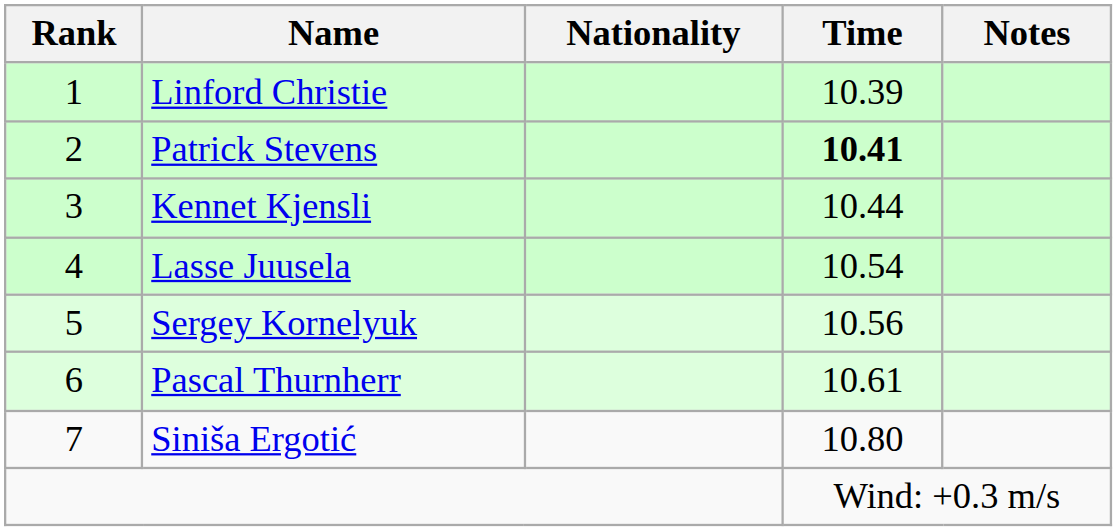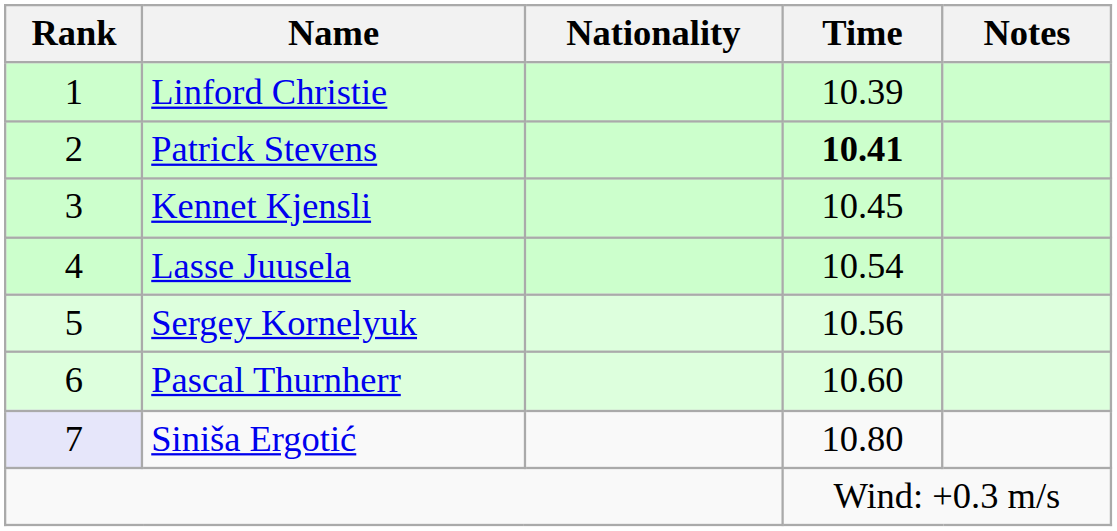(862, 206) 10.44 -> (862, 206) 10.45
(862, 380) 10.61 -> (862, 380) 10.60
(74, 438) no background -> (74, 438) lavender background
